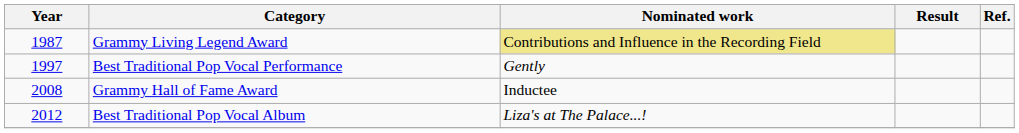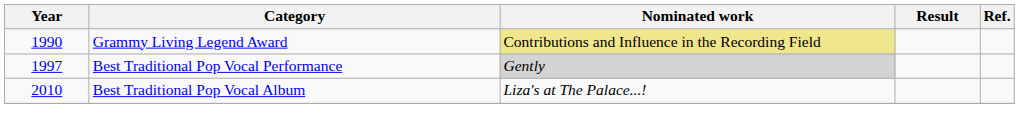(47, 41) 1987 -> (47, 41) 1990
(524, 66) no background -> (524, 66) lightgrey background
- row: (185, 90)
(47, 115) 2012 -> (47, 90) 2010
